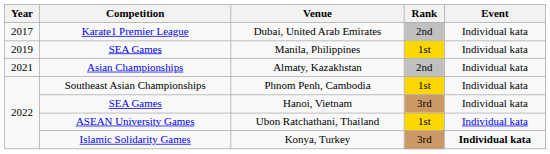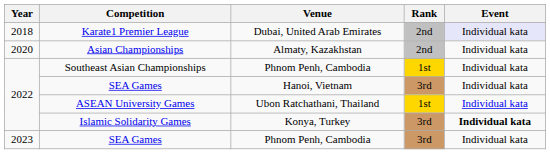(22, 31) 2017 -> (22, 31) 2018
(495, 31) no background -> (495, 31) lavender background
- row: (135, 50)
(22, 68) 2021 -> (22, 50) 2020
+ row: (135, 140)
